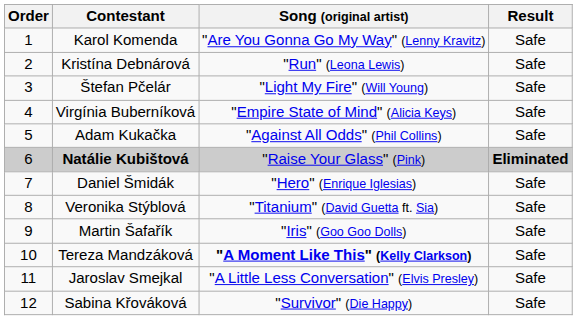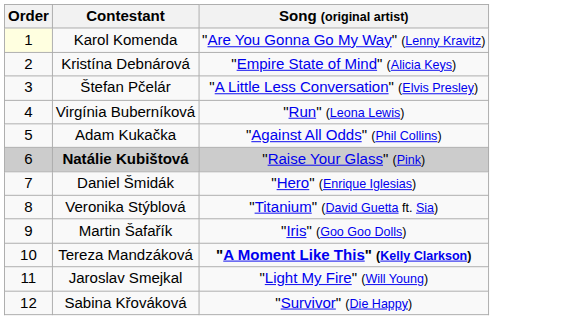- column: (530, 16)
(28, 40) no background -> (28, 40) lightyellow background
(344, 64) "Run" (Leona Lewis) -> (344, 64) "Empire State of Mind" (Alicia Keys)
(344, 87) "Light My Fire" (Will Young) -> (344, 87) "A Little Less Conversation" (Elvis Presley)
(344, 111) "Empire State of Mind" (Alicia Keys) -> (344, 111) "Run" (Leona Lewis)
(344, 278) "A Little Less Conversation" (Elvis Presley) -> (344, 278) "Light My Fire" (Will Young)
